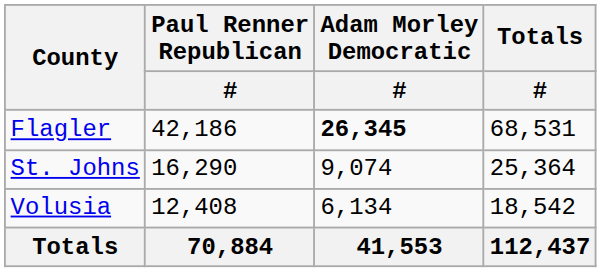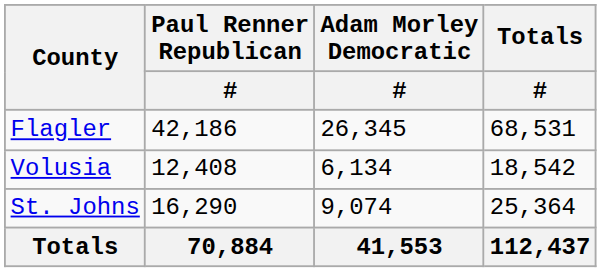(364, 130) bold -> (364, 130) normal
rows swapped: (75, 169) <-> (61, 208)
